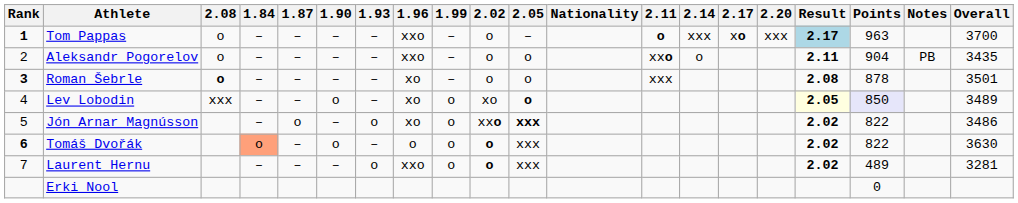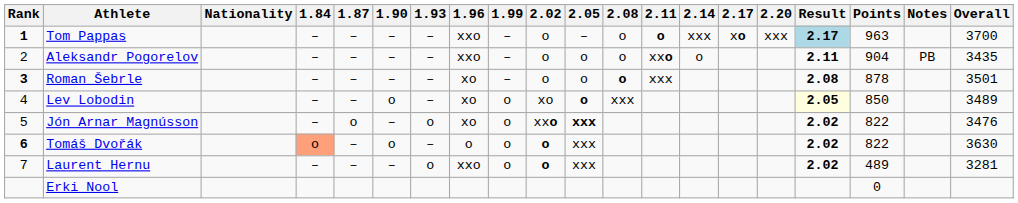columns swapped: (594, 16) <-> (221, 16)
(877, 102) lavender background -> (877, 102) no background
(982, 123) 3486 -> (982, 123) 3476
